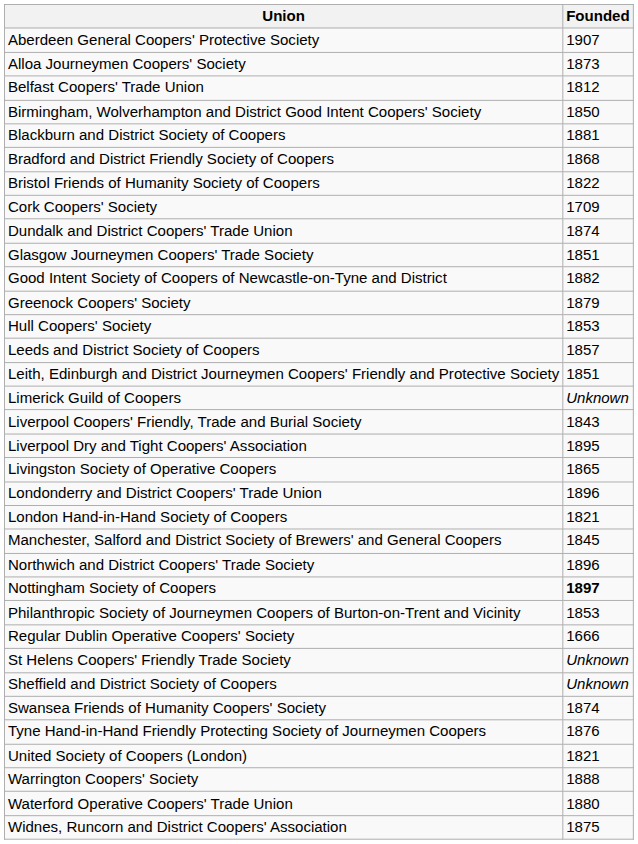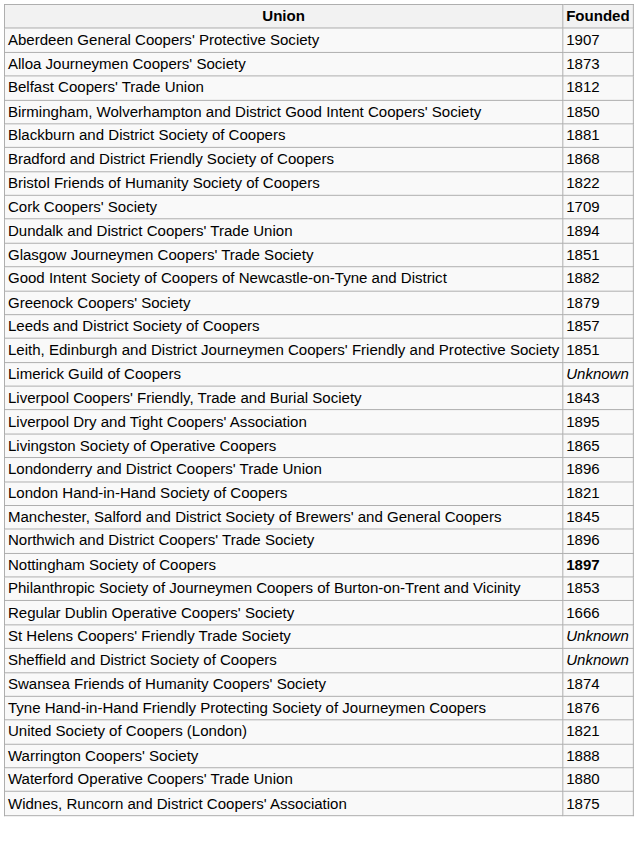(583, 231) 1874 -> (583, 231) 1894
- row: (80, 326)
